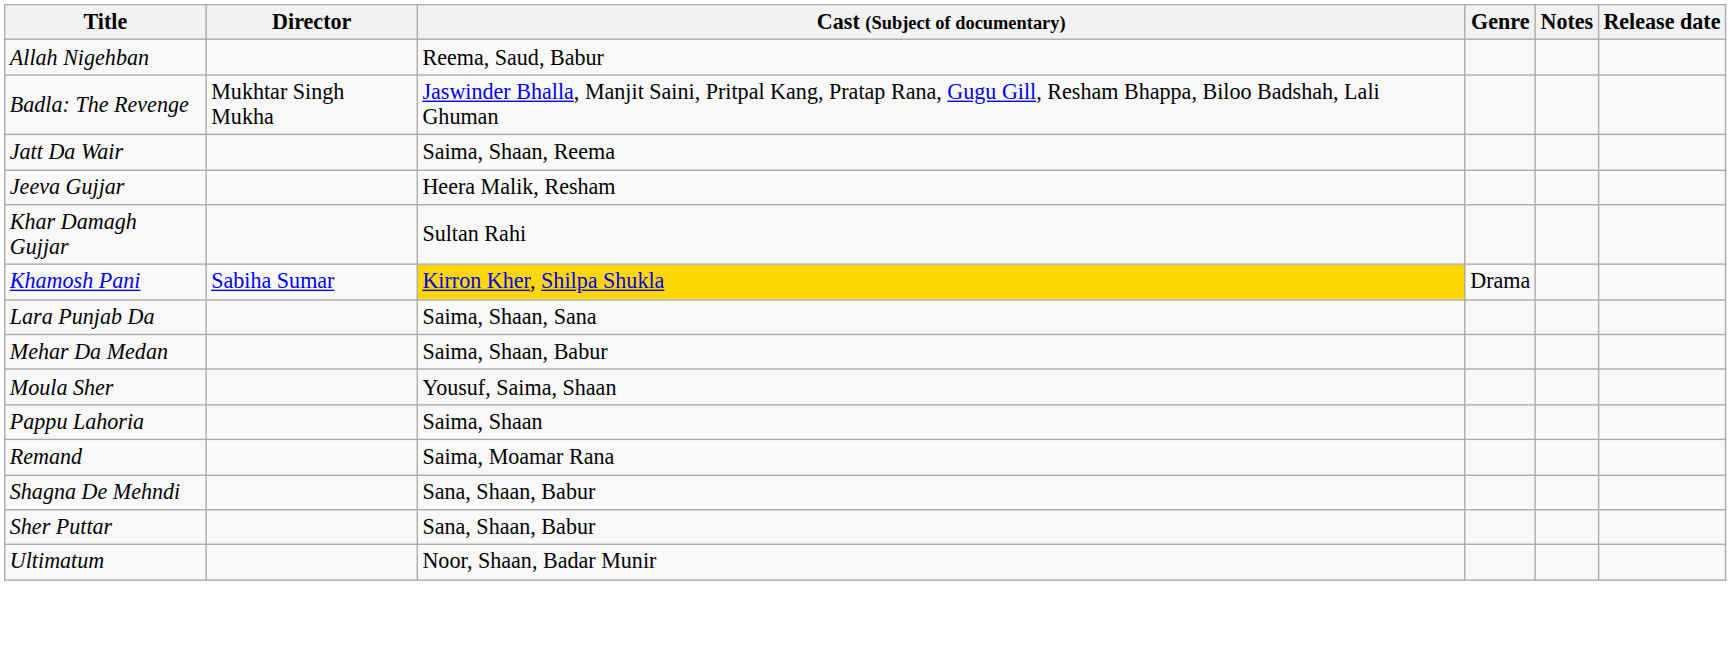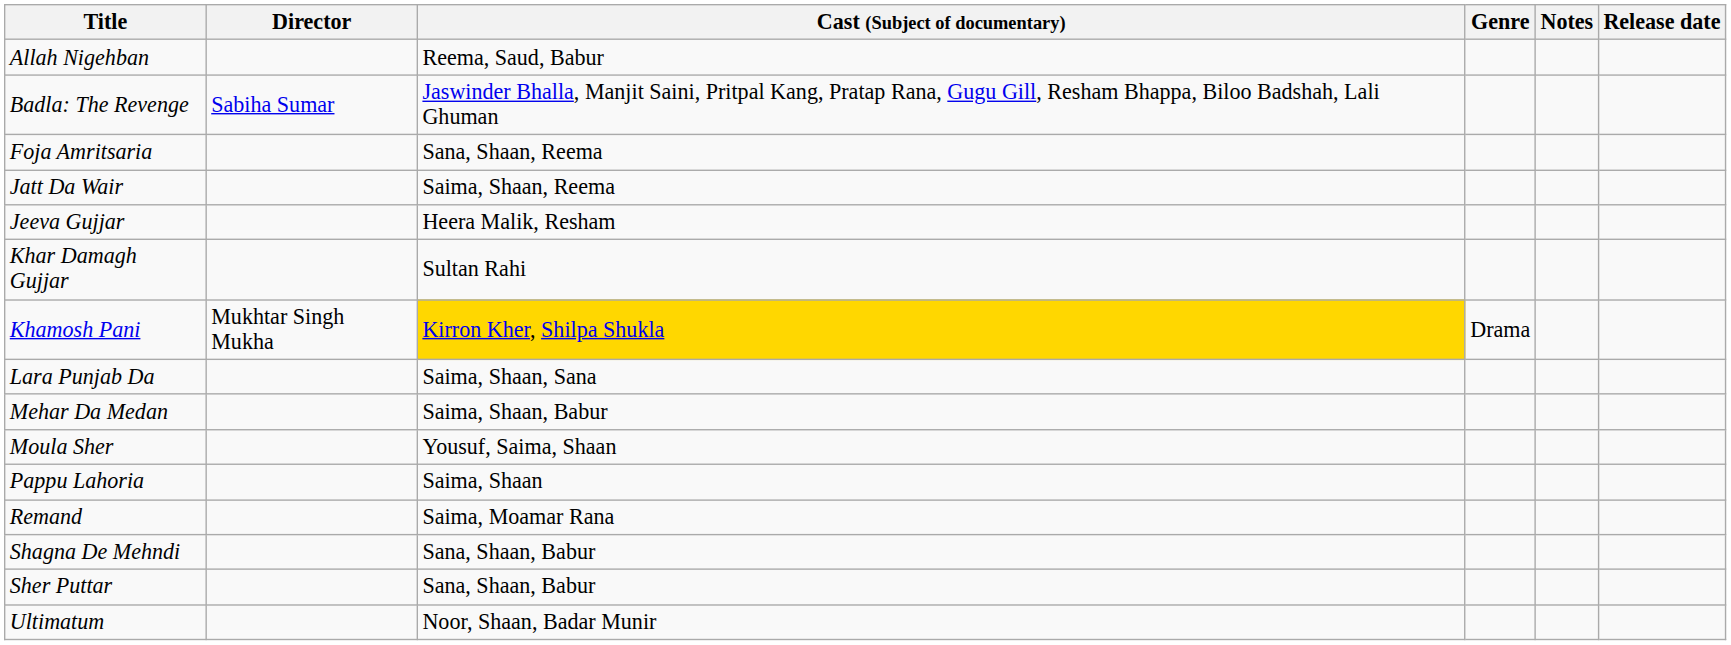(278, 104) Mukhtar Singh Mukha -> (273, 104) Sabiha Sumar
+ row: (81, 151)
(273, 281) Sabiha Sumar -> (278, 329) Mukhtar Singh Mukha
